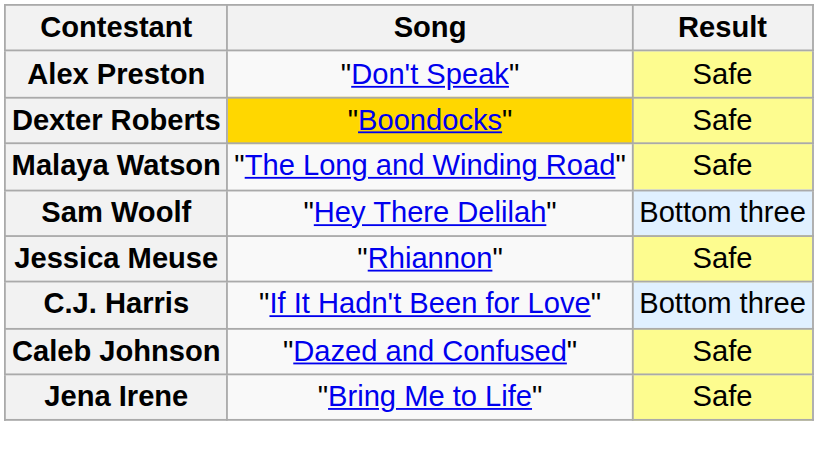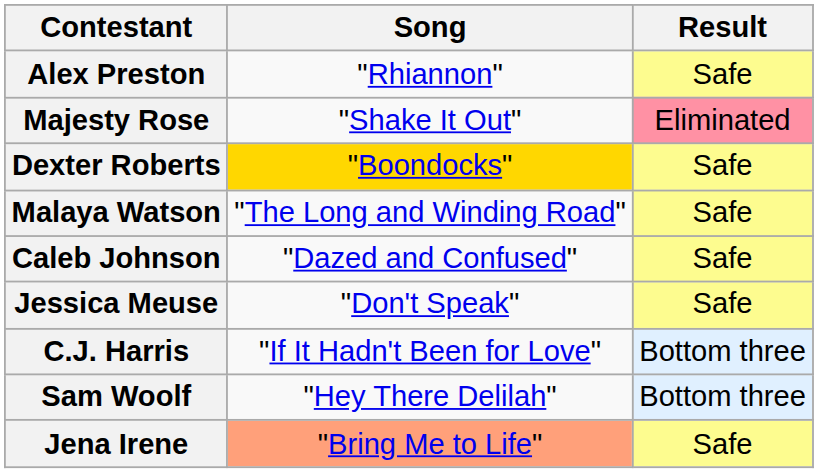(430, 73) "Don't Speak" -> (430, 73) "Rhiannon"
+ row: (116, 119)
rows swapped: (116, 212) <-> (116, 350)
(430, 258) "Rhiannon" -> (430, 304) "Don't Speak"
(430, 397) no background -> (430, 443) lightsalmon background
